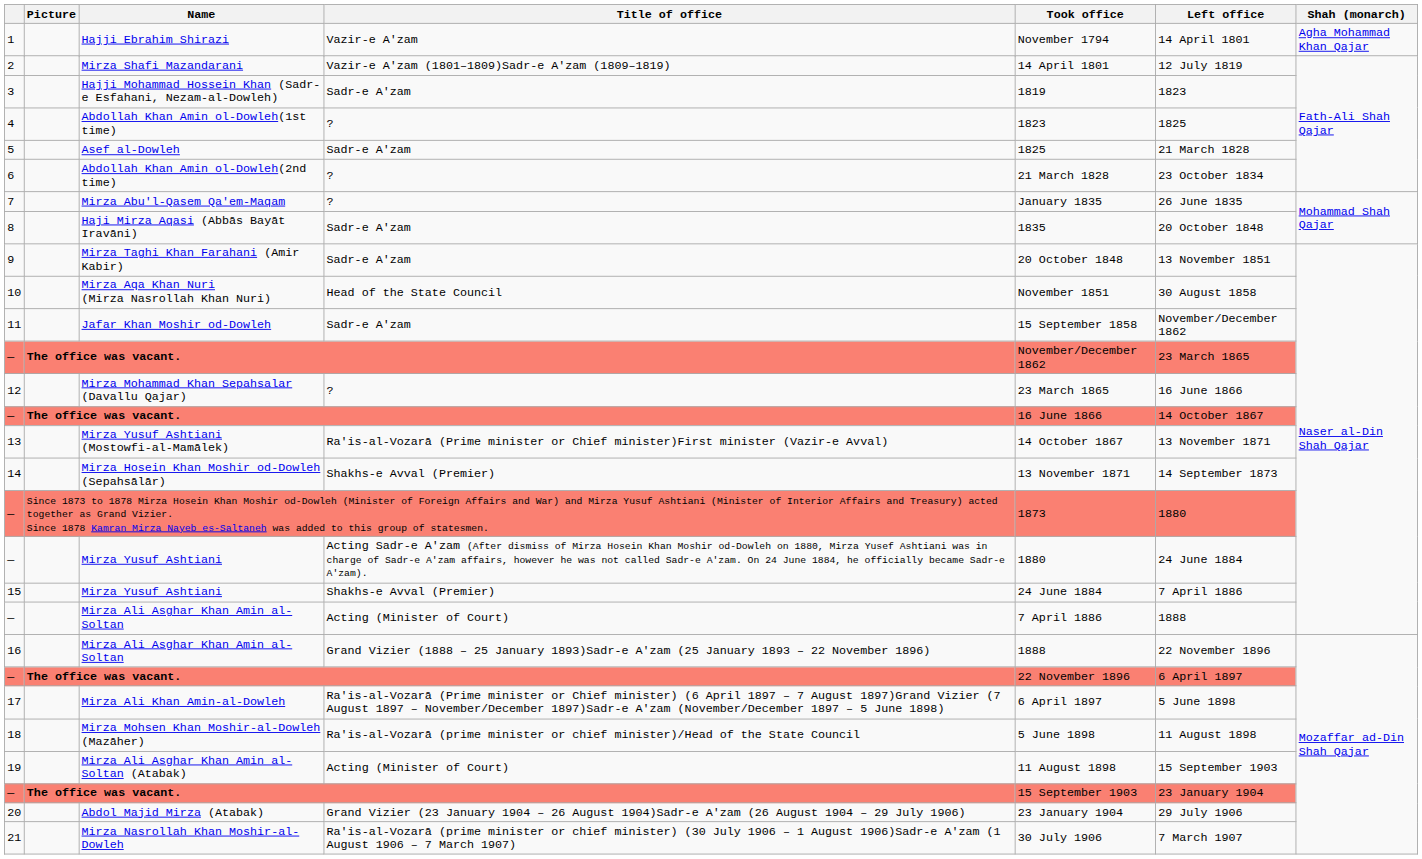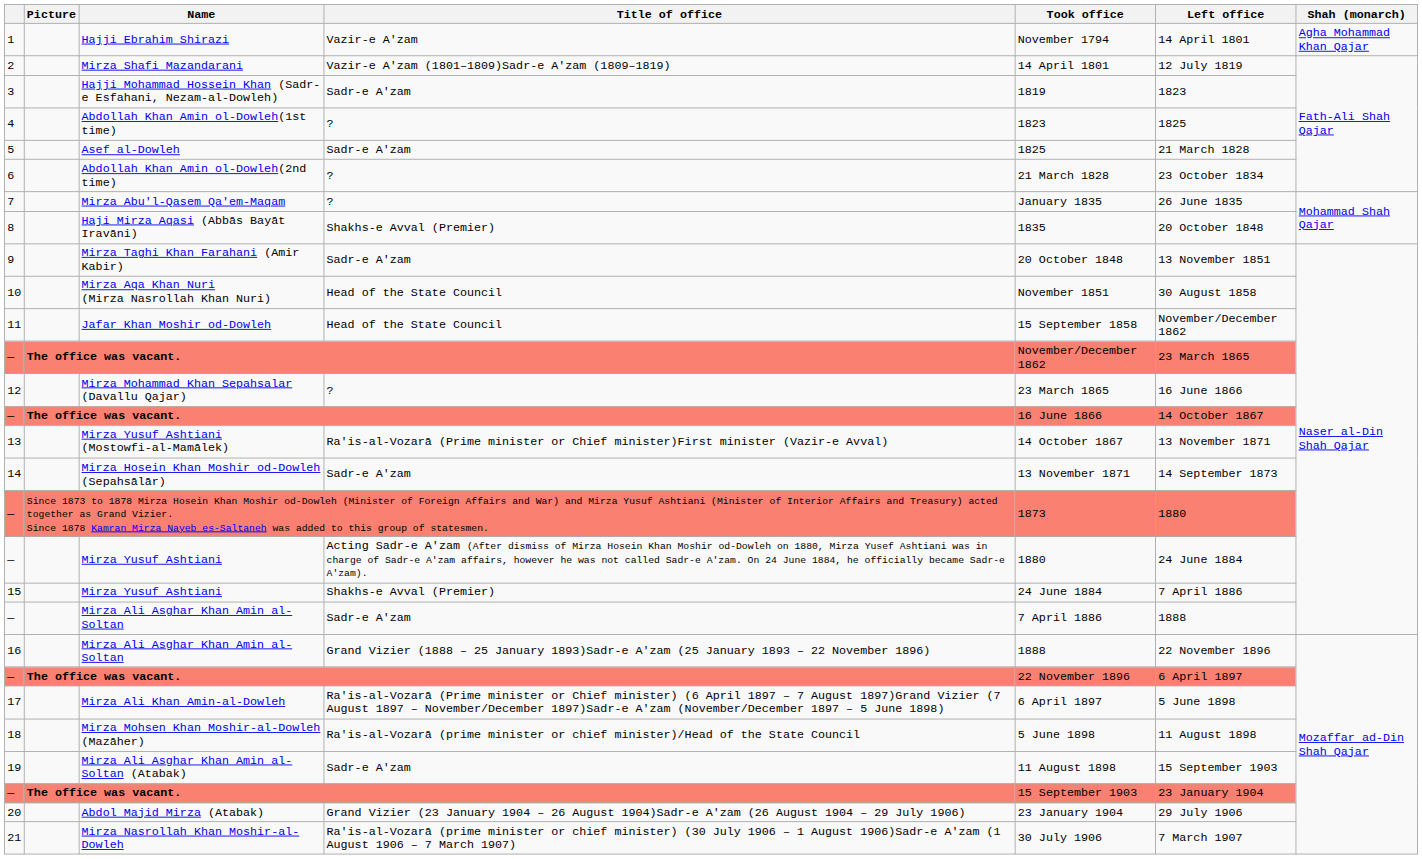(369, 227) Sadr-e A'zam -> (411, 227) Shakhs-e Avval (Premier)
(369, 325) Sadr-e A'zam -> (414, 325) Head of the State Council
(411, 474) Shakhs-e Avval (Premier) -> (369, 474) Sadr-e A'zam
(418, 618) Acting (Minister of Court) -> (369, 618) Sadr-e A'zam
(418, 767) Acting (Minister of Court) -> (369, 767) Sadr-e A'zam
